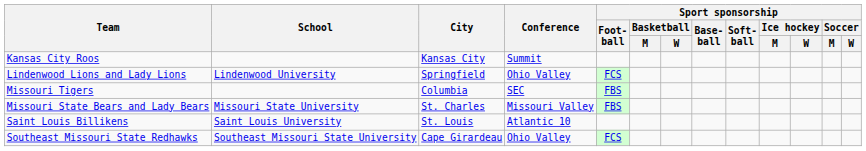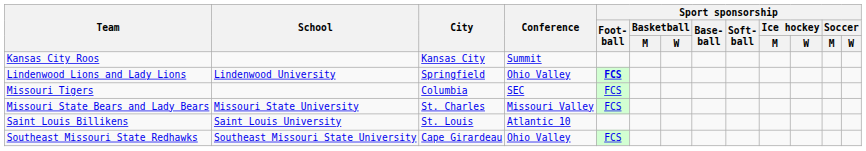(613, 75) normal -> (613, 75) bold
(613, 91) FBS -> (613, 91) FCS
(613, 106) FBS -> (613, 106) FCS
